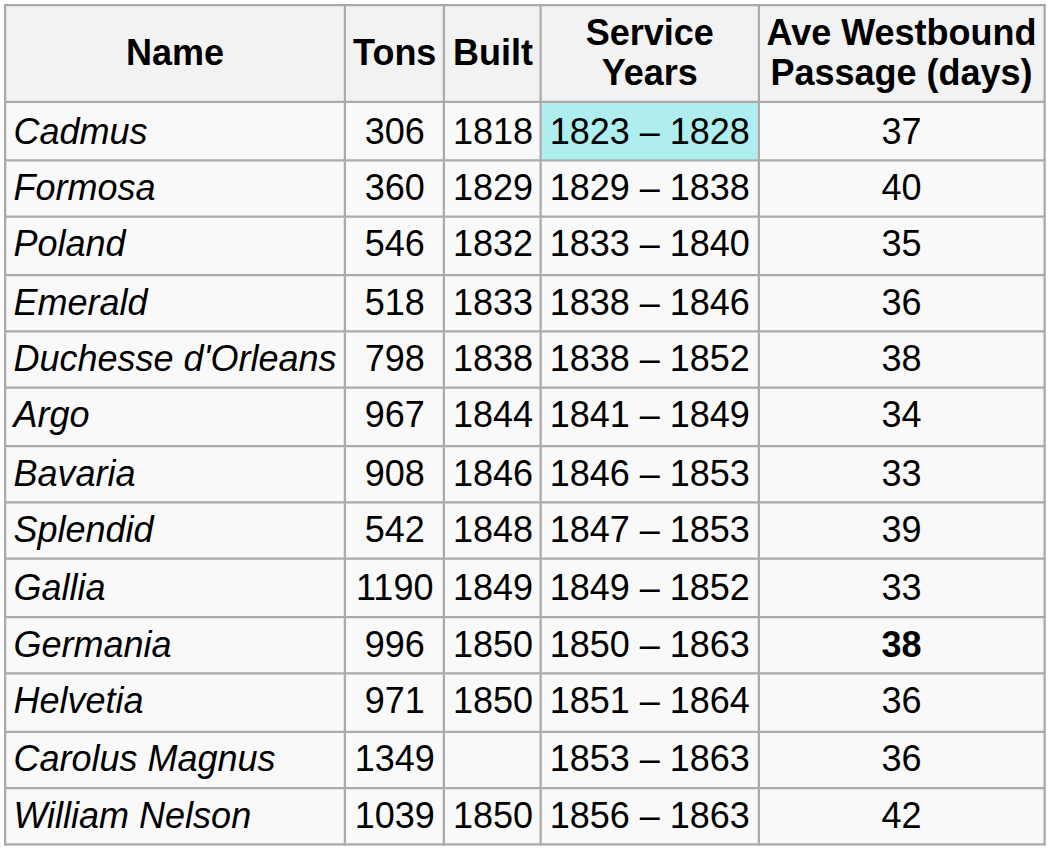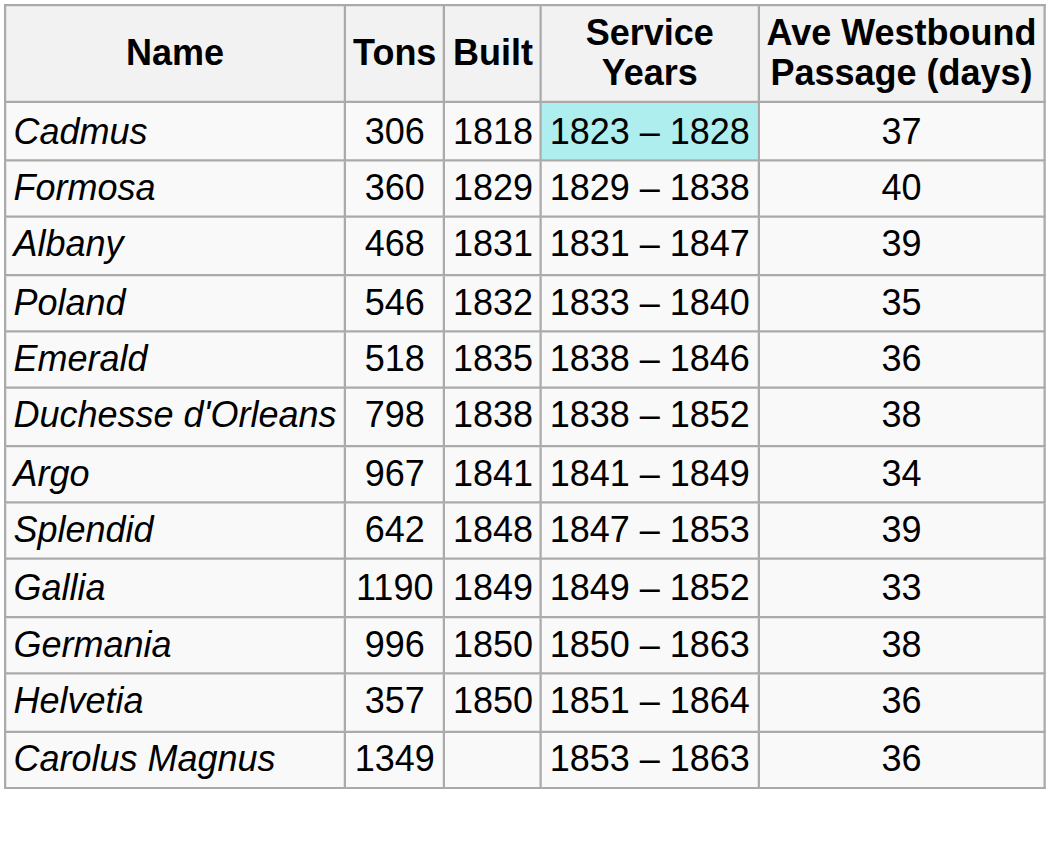+ row: (68, 244)
(493, 301) 1833 -> (493, 359) 1835
(493, 416) 1844 -> (493, 473) 1841
- row: (74, 473)
(395, 530) 542 -> (395, 530) 642
(901, 644) bold -> (901, 644) normal
(395, 701) 971 -> (395, 701) 357
- row: (132, 815)
